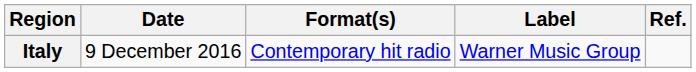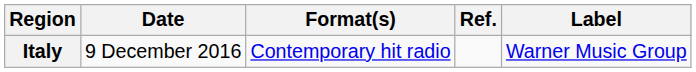columns swapped: (550, 20) <-> (668, 20)
